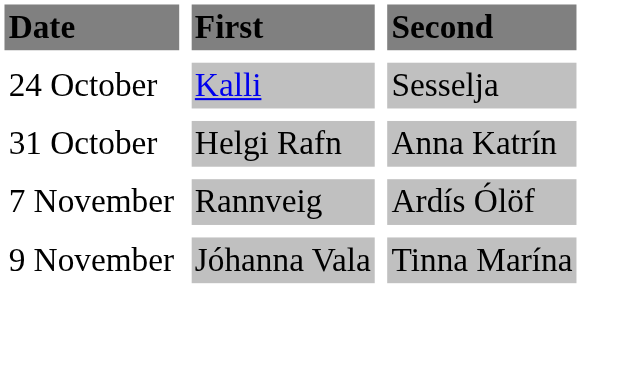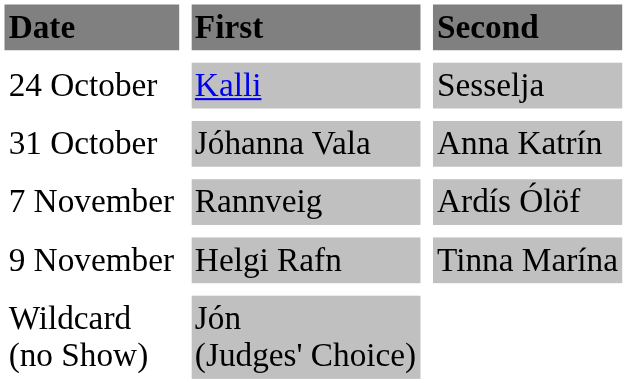(268, 143) Helgi Rafn -> (283, 143) Jóhanna Vala
(283, 259) Jóhanna Vala -> (268, 259) Helgi Rafn
+ row: (78, 336)
